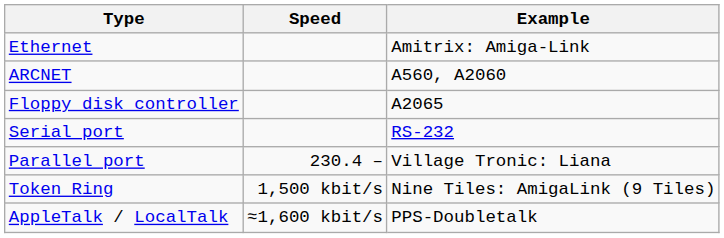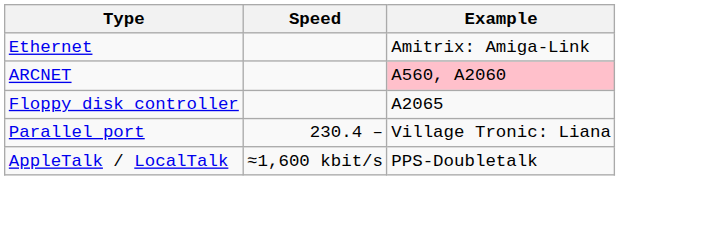(449, 76) no background -> (449, 76) pink background
- row: (66, 132)
- row: (61, 189)
